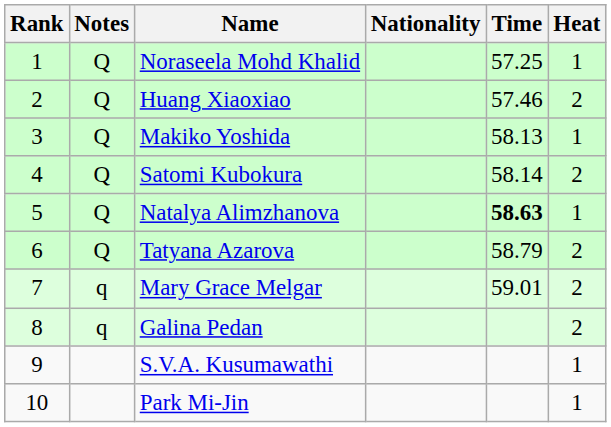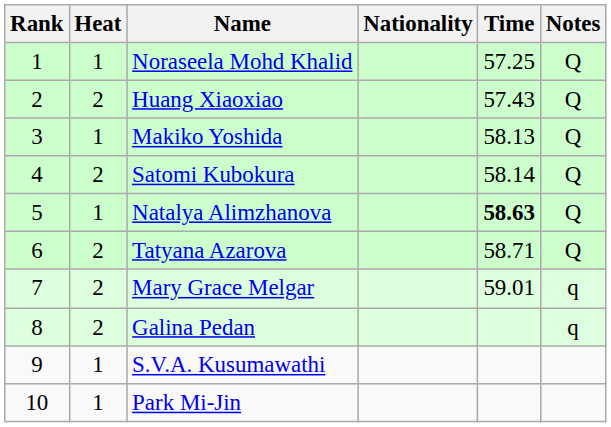columns swapped: (577, 23) <-> (102, 23)
(517, 99) 57.46 -> (509, 99) 57.43
(517, 250) 58.79 -> (509, 250) 58.71
